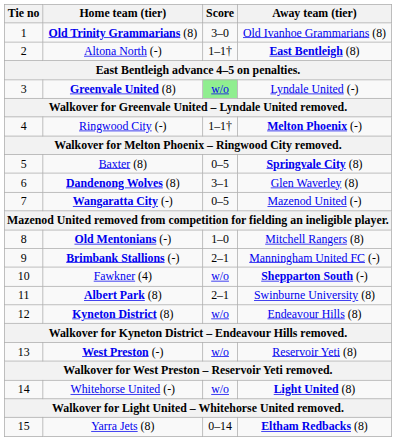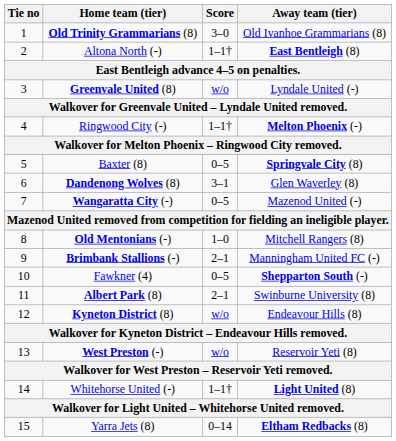(220, 88) lightgreen background -> (220, 88) no background
(220, 276) w/o -> (220, 276) 0–5
(220, 389) w/o -> (220, 389) 1–1†
